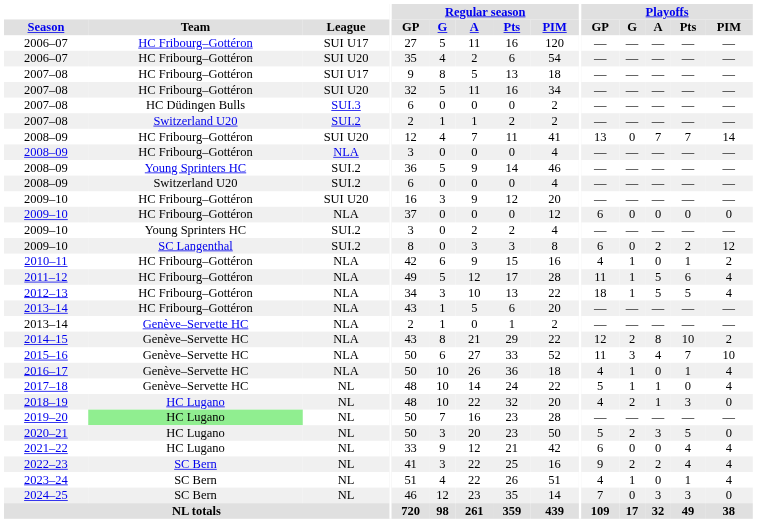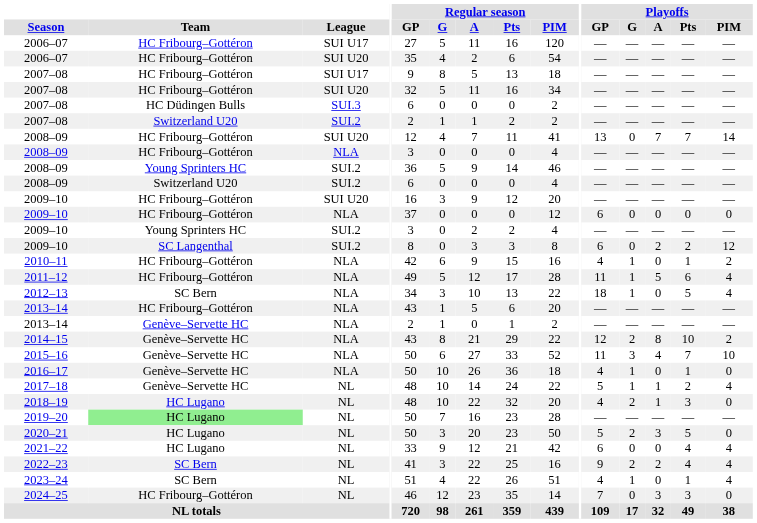(196, 292) HC Fribourg–Gottéron -> (195, 292) SC Bern
(658, 292) 5 -> (658, 292) 0
(729, 370) 4 -> (729, 370) 0
(688, 386) 0 -> (688, 386) 2
(195, 495) SC Bern -> (196, 495) HC Fribourg–Gottéron
